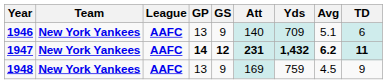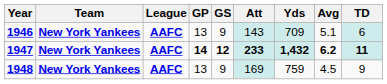(254, 32) 140 -> (254, 32) 143
(254, 50) 231 -> (254, 50) 233
